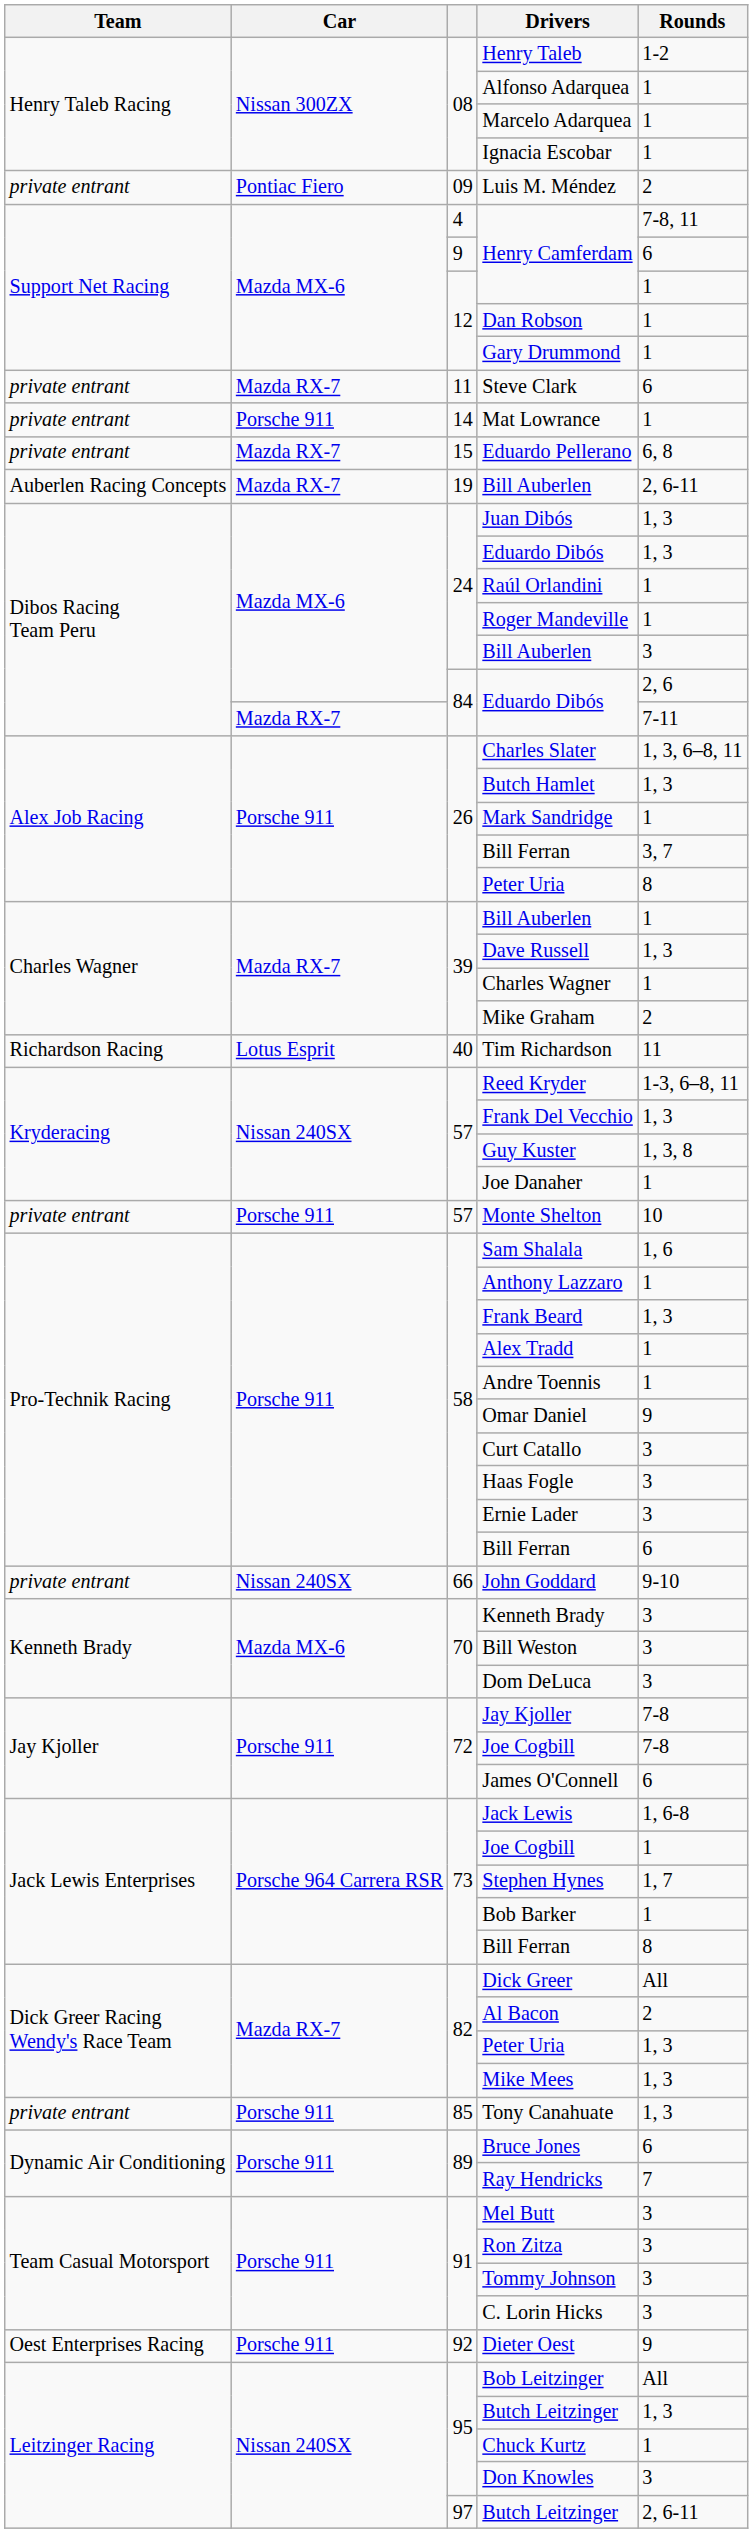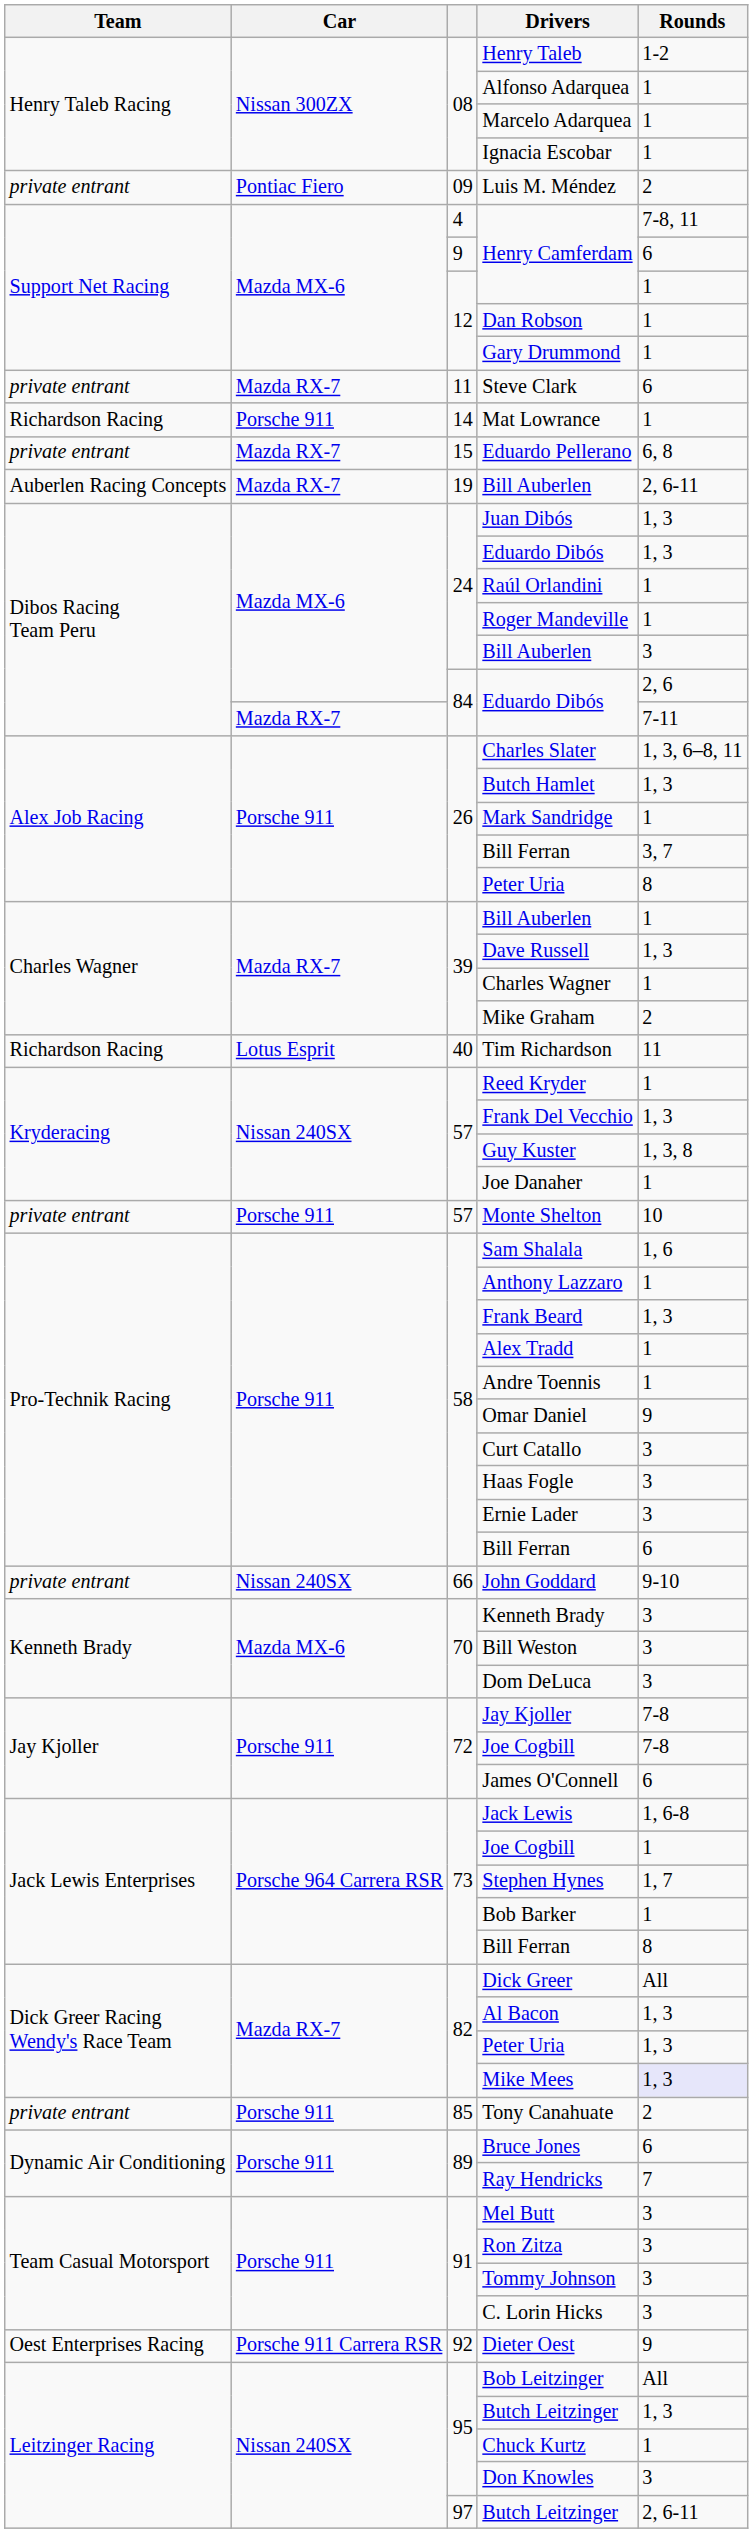(70, 419) private entrant -> (86, 419) Richardson Racing
(691, 1083) 1-3, 6–8, 11 -> (647, 1083) 1
(647, 2013) 2 -> (657, 2013) 1, 3
(657, 2079) no background -> (657, 2079) lavender background
(657, 2112) 1, 3 -> (647, 2112) 2
(285, 2345) Porsche 911 -> (339, 2345) Porsche 911 Carrera RSR
